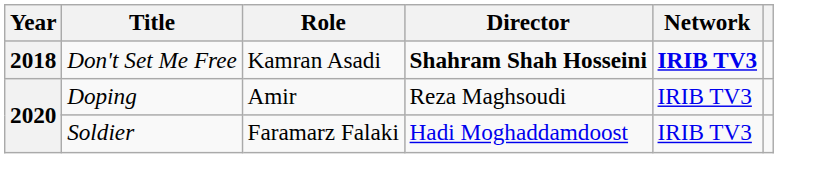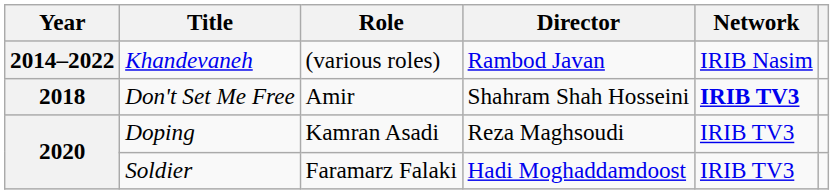+ row: (189, 59)
(314, 59) Kamran Asadi -> (330, 96) Amir
(528, 59) bold -> (578, 96) normal
(272, 96) Amir -> (372, 133) Kamran Asadi
